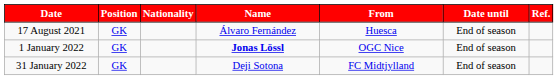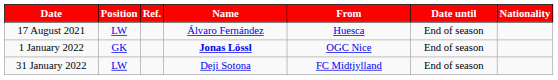columns swapped: (168, 13) <-> (541, 13)
(119, 31) GK -> (119, 31) LW
(119, 66) GK -> (119, 66) LW
